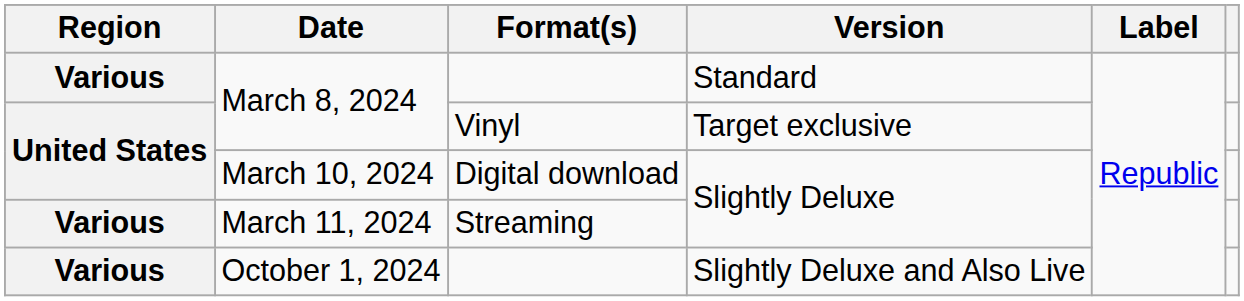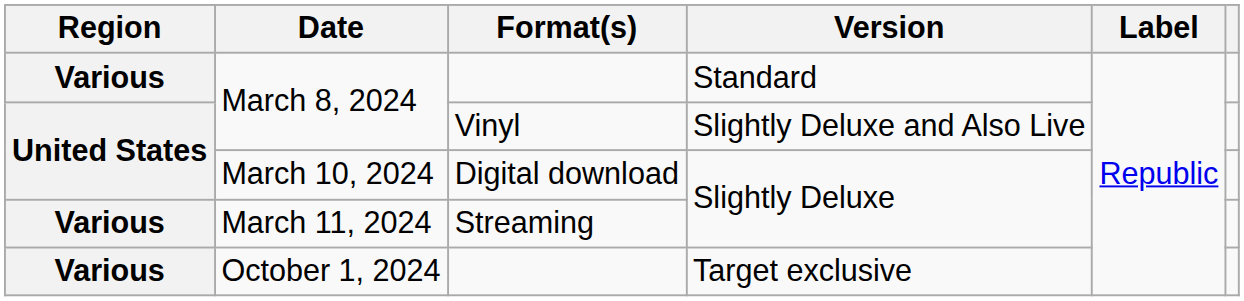(803, 125) Target exclusive -> (889, 125) Slightly Deluxe and Also Live
(889, 271) Slightly Deluxe and Also Live -> (803, 271) Target exclusive
